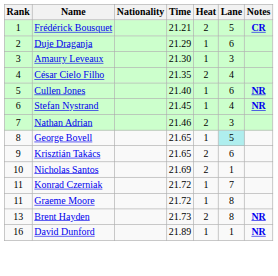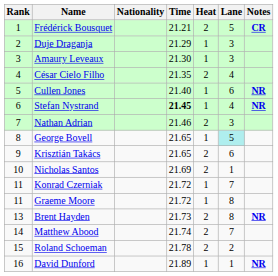(231, 43) 6 -> (231, 43) 3
(180, 106) normal -> (180, 106) bold
+ row: (66, 232)
+ row: (71, 248)
